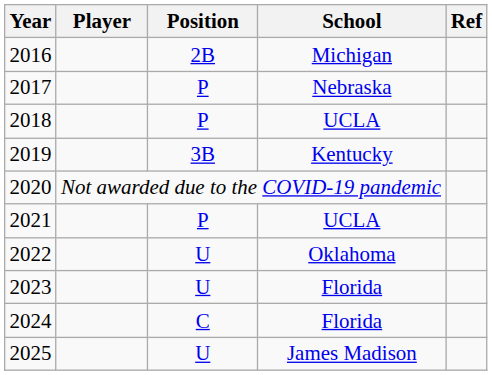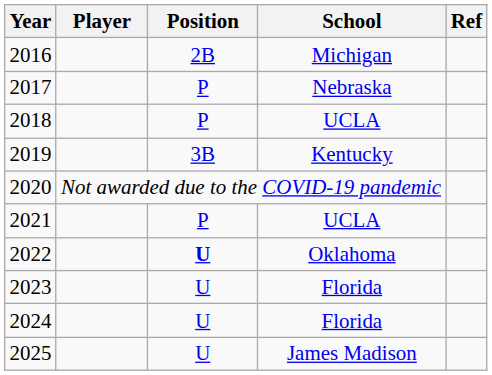(203, 253) normal -> (203, 253) bold
(203, 320) C -> (203, 320) U
